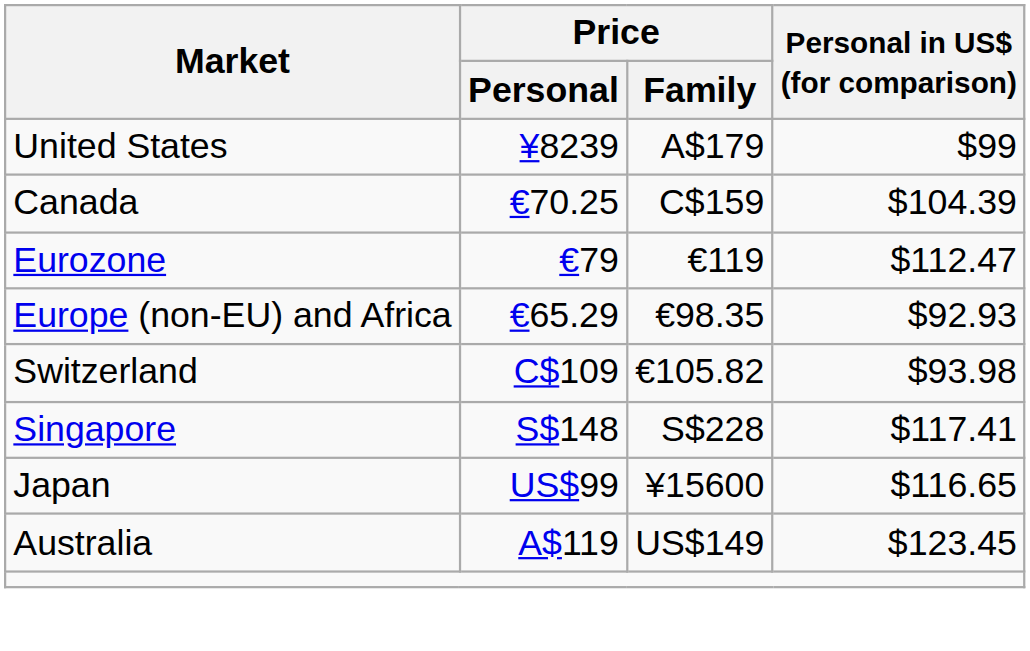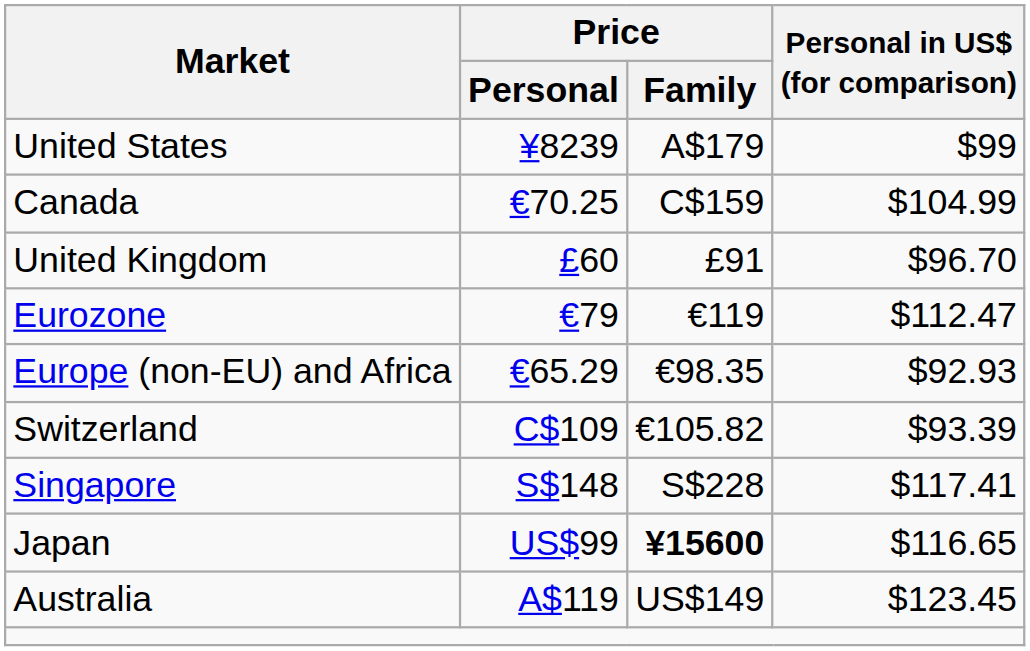(952, 202) $104.39 -> (952, 202) $104.99
+ row: (140, 259)
(962, 372) $93.98 -> (962, 428) $93.39
(705, 485) normal -> (705, 542) bold
